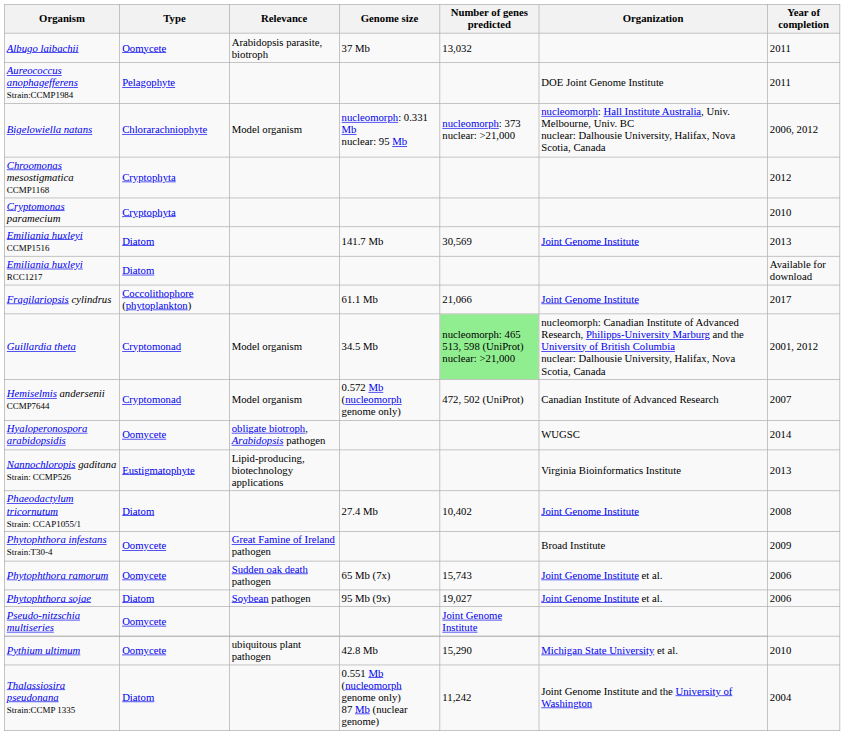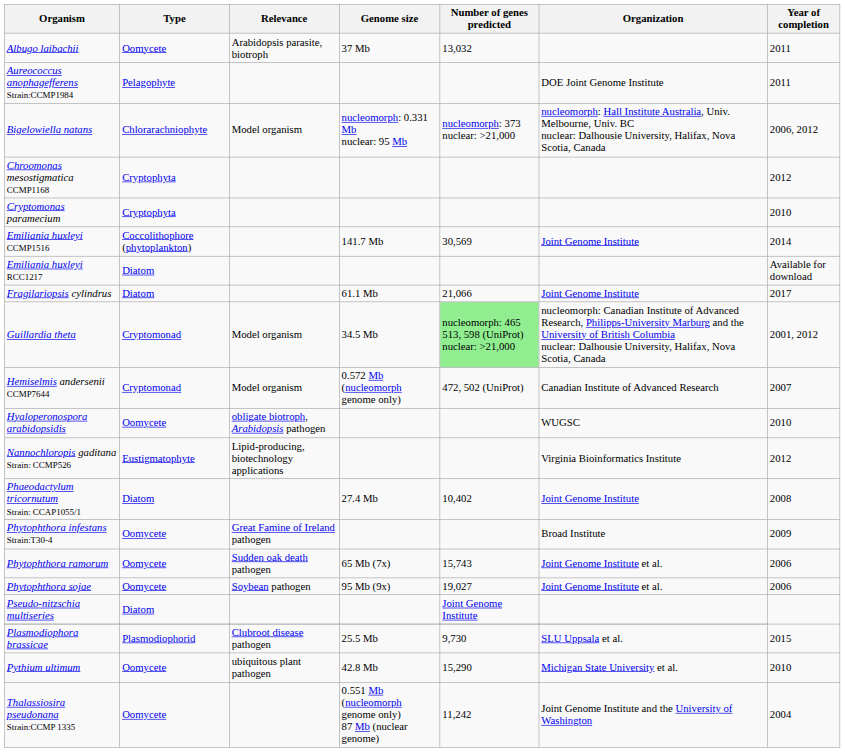(138, 241) Diatom -> (158, 241) Coccolithophore (phytoplankton)
(781, 241) 2013 -> (781, 241) 2014
(158, 299) Coccolithophore (phytoplankton) -> (138, 293) Diatom
(781, 435) 2014 -> (781, 423) 2010
(781, 470) 2013 -> (781, 458) 2012
(138, 598) Diatom -> (144, 586) Oomycete
(144, 621) Oomycete -> (138, 609) Diatom
+ row: (43, 638)
(138, 697) Diatom -> (144, 714) Oomycete
